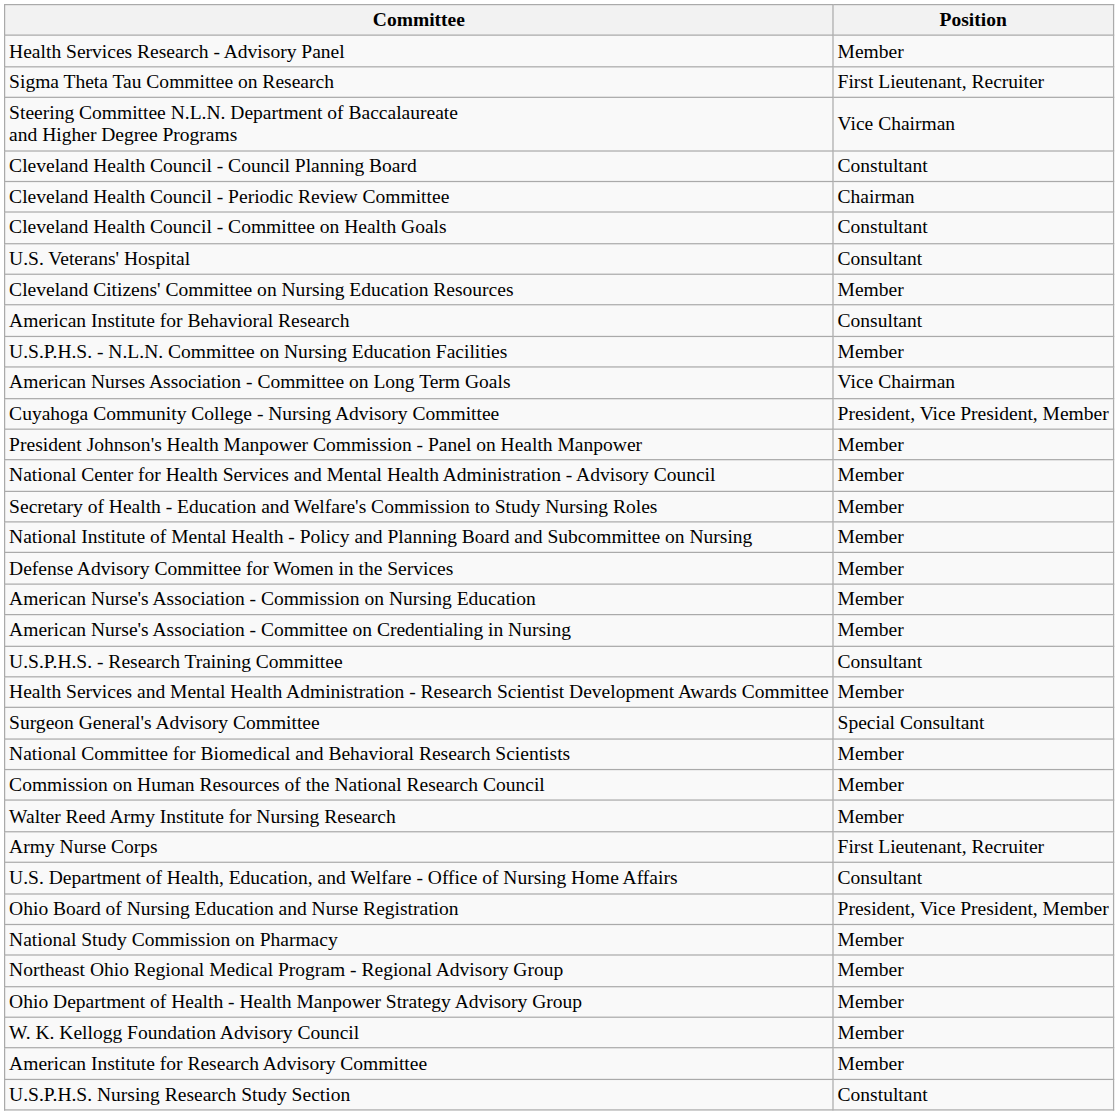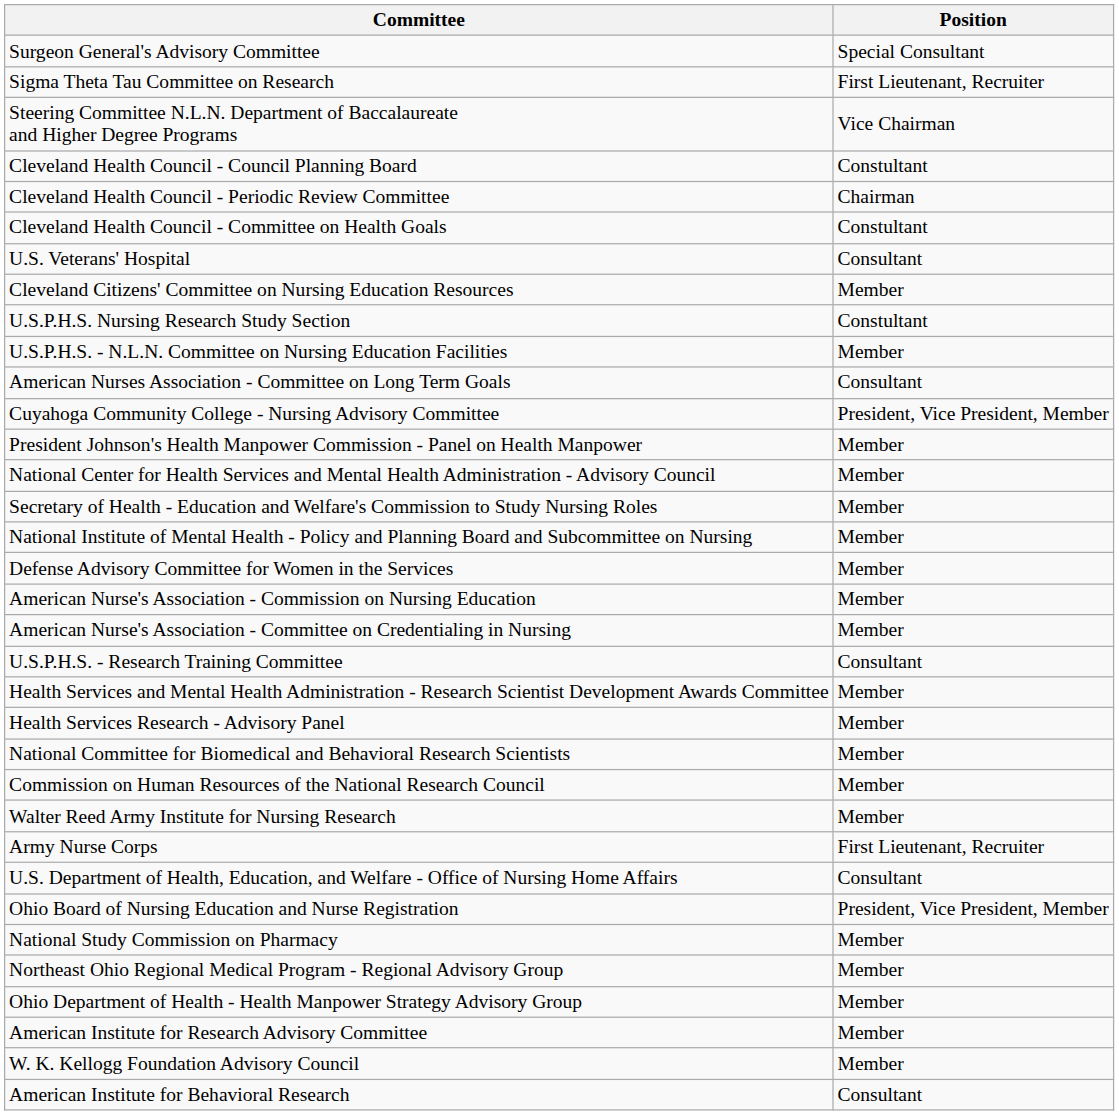rows swapped: (164, 723) <-> (177, 50)
rows swapped: (180, 1094) <-> (179, 320)
(896, 382) Vice Chairman -> (880, 382) Consultant
rows swapped: (218, 1063) <-> (184, 1032)
